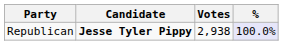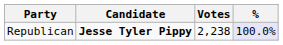(214, 31) 2,938 -> (214, 31) 2,238
